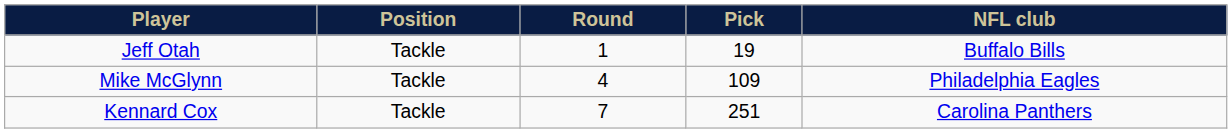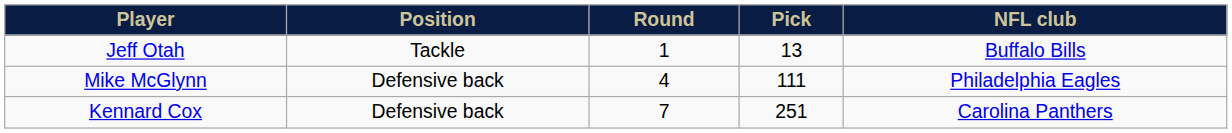(744, 50) 19 -> (791, 50) 13
(418, 81) Tackle -> (438, 81) Defensive back
(744, 81) 109 -> (791, 81) 111
(418, 111) Tackle -> (438, 111) Defensive back
